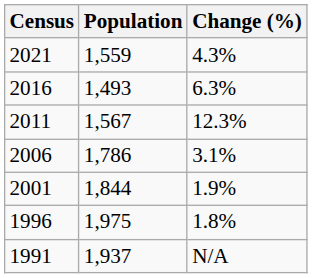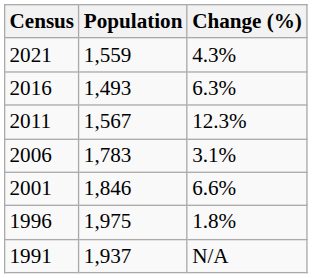(108, 155) 1,786 -> (108, 155) 1,783
(108, 188) 1,844 -> (108, 188) 1,846
(214, 188) 1.9% -> (214, 188) 6.6%
